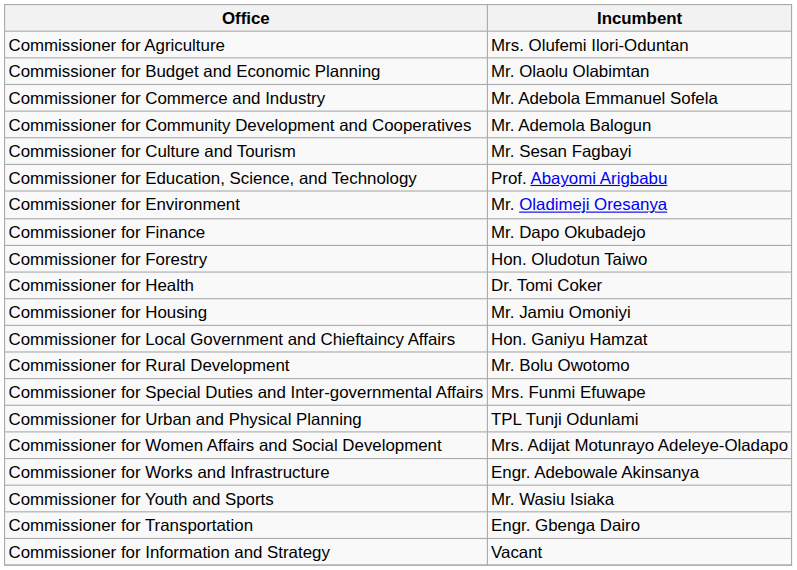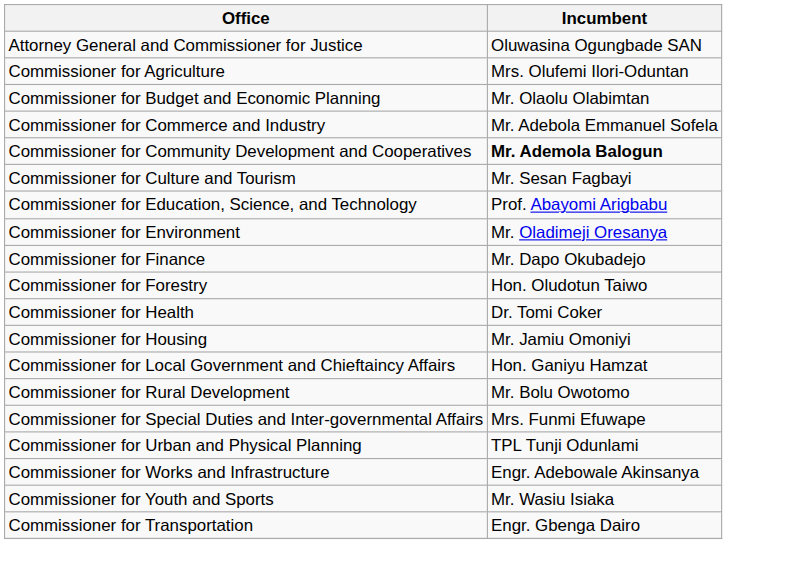+ row: (186, 45)
(571, 125) normal -> (577, 152) bold
- row: (225, 445)
- row: (169, 552)
